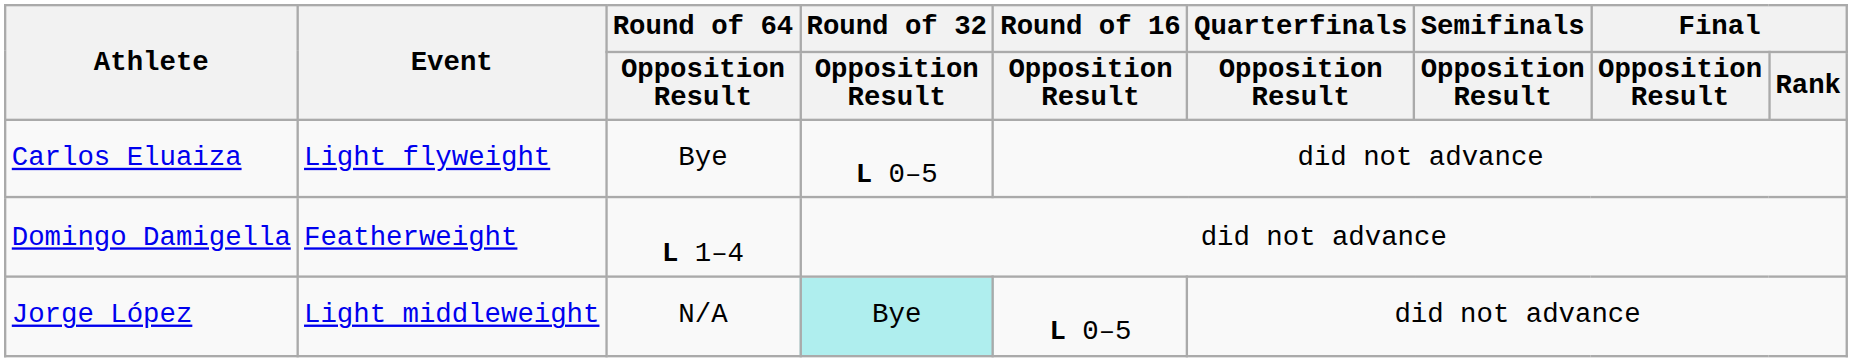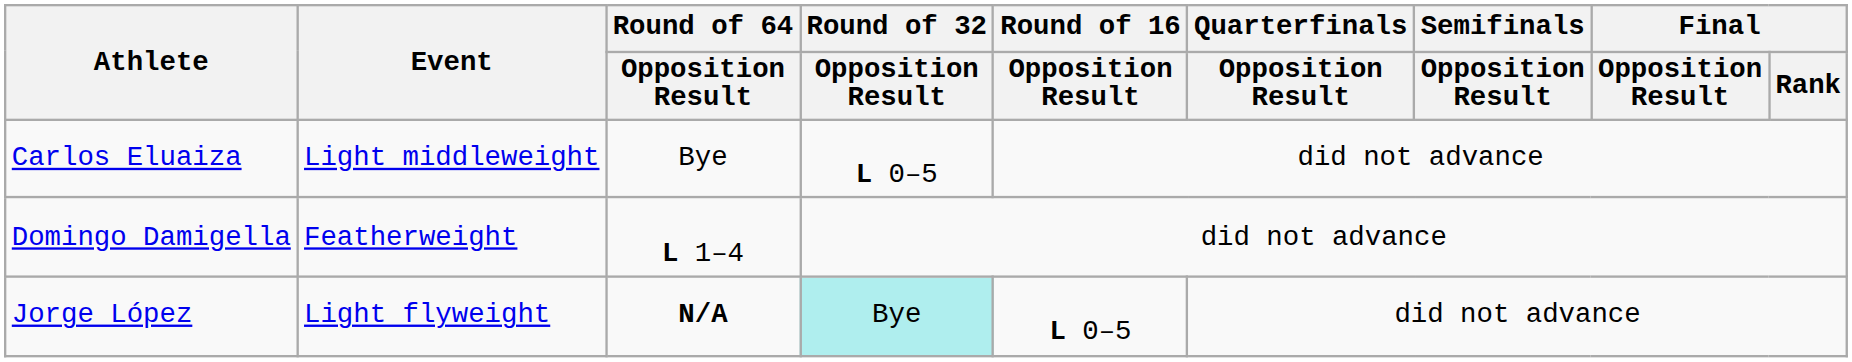(427, 158) Light flyweight -> (452, 158) Light middleweight
(452, 316) Light middleweight -> (427, 316) Light flyweight
(703, 316) normal -> (703, 316) bold
